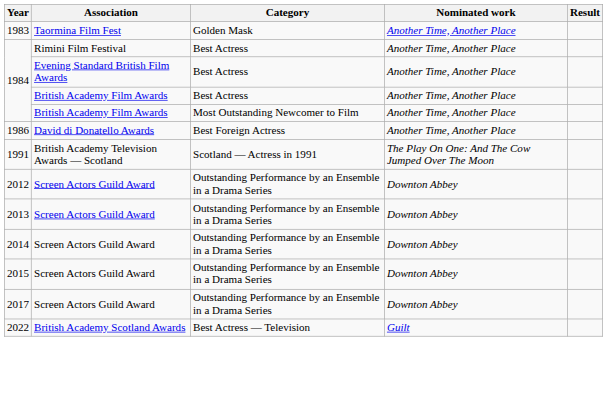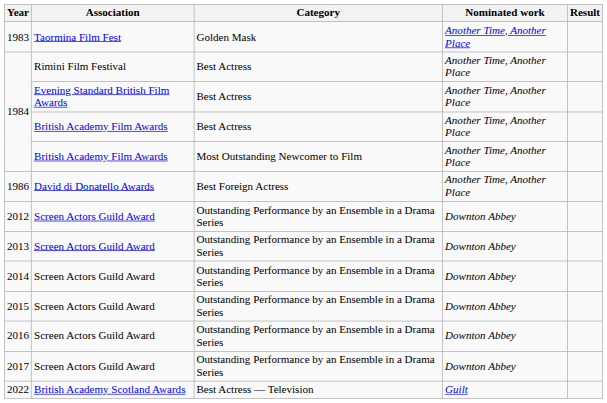- row: (18, 154)
+ row: (18, 336)
